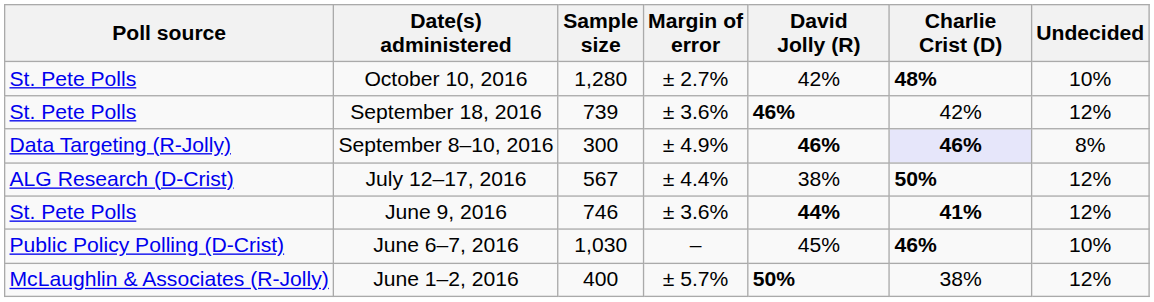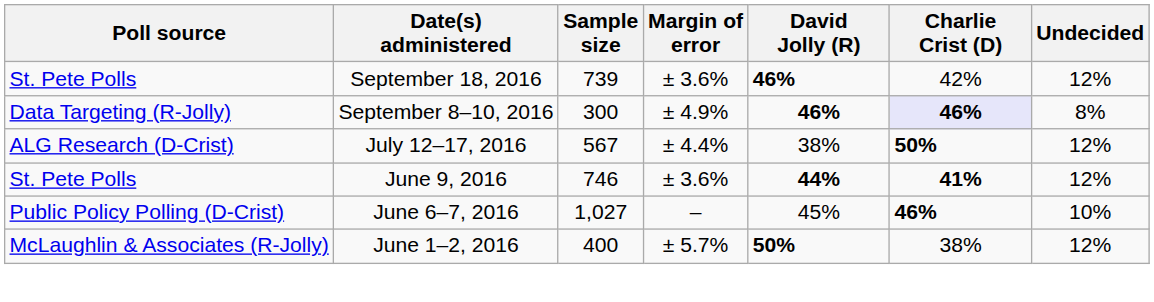- row: (446, 78)
(601, 245) 1,030 -> (601, 212) 1,027
